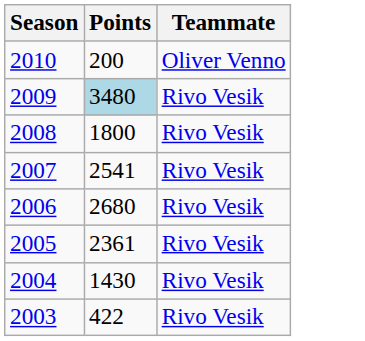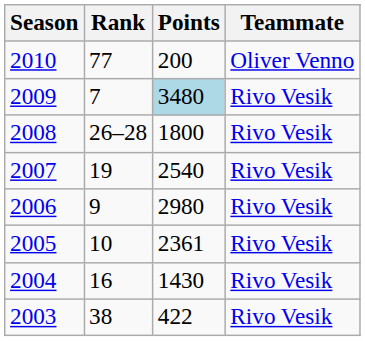+ column: (118, 22)
(112, 170) 2541 -> (181, 170) 2540
(112, 206) 2680 -> (181, 206) 2980
